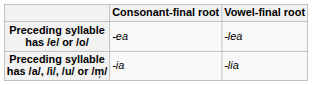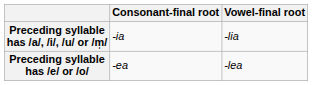rows swapped: (57, 65) <-> (57, 36)
